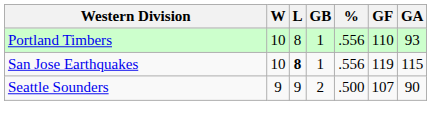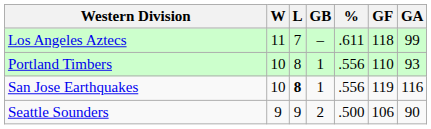+ row: (67, 40)
(412, 64) 115 -> (412, 87) 116
(383, 87) 107 -> (383, 111) 106
